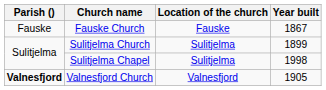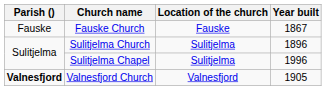(296, 45) 1899 -> (296, 45) 1896
(296, 61) 1998 -> (296, 61) 1996
